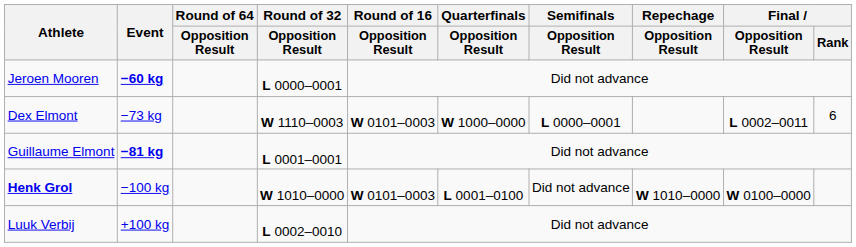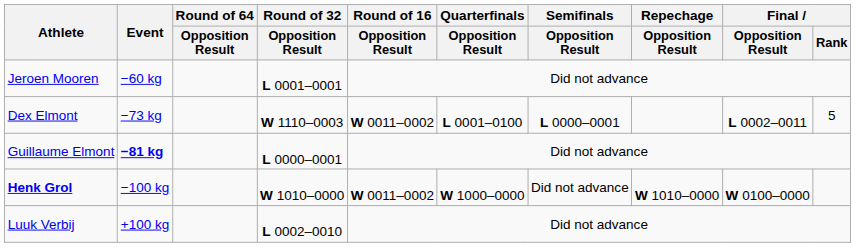(142, 79) bold -> (141, 79) normal
(302, 86) L 0000–0001 -> (302, 86) L 0001–0001
(393, 123) W 0101–0003 -> (392, 123) W 0011–0002
(483, 123) W 1000–0000 -> (482, 123) L 0001–0100
(833, 115) 6 -> (832, 115) 5
(302, 159) L 0001–0001 -> (302, 159) L 0000–0001
(393, 196) W 0101–0003 -> (392, 196) W 0011–0002
(483, 196) L 0001–0100 -> (482, 196) W 1000–0000
